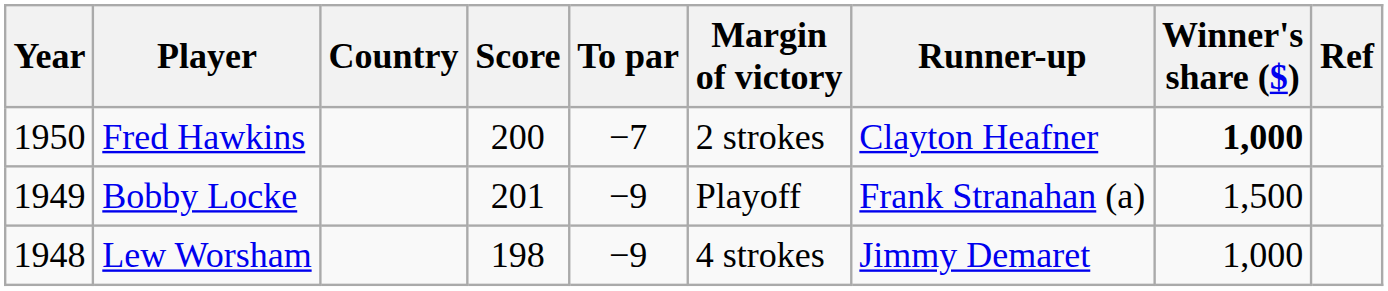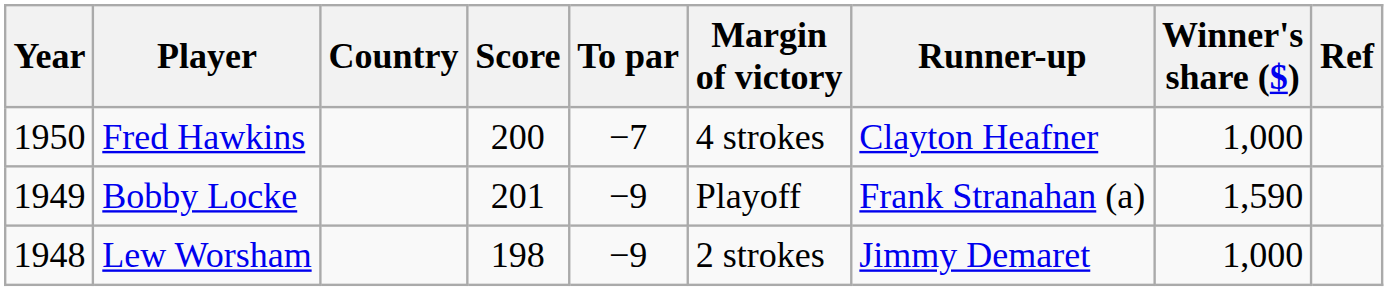(760, 136) 2 strokes -> (760, 136) 4 strokes
(1263, 136) bold -> (1263, 136) normal
(1263, 195) 1,500 -> (1263, 195) 1,590
(760, 255) 4 strokes -> (760, 255) 2 strokes
